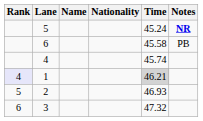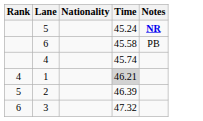- column: (74, 12)
(18, 76) lavender background -> (18, 76) no background
(155, 92) 46.93 -> (125, 92) 46.39
